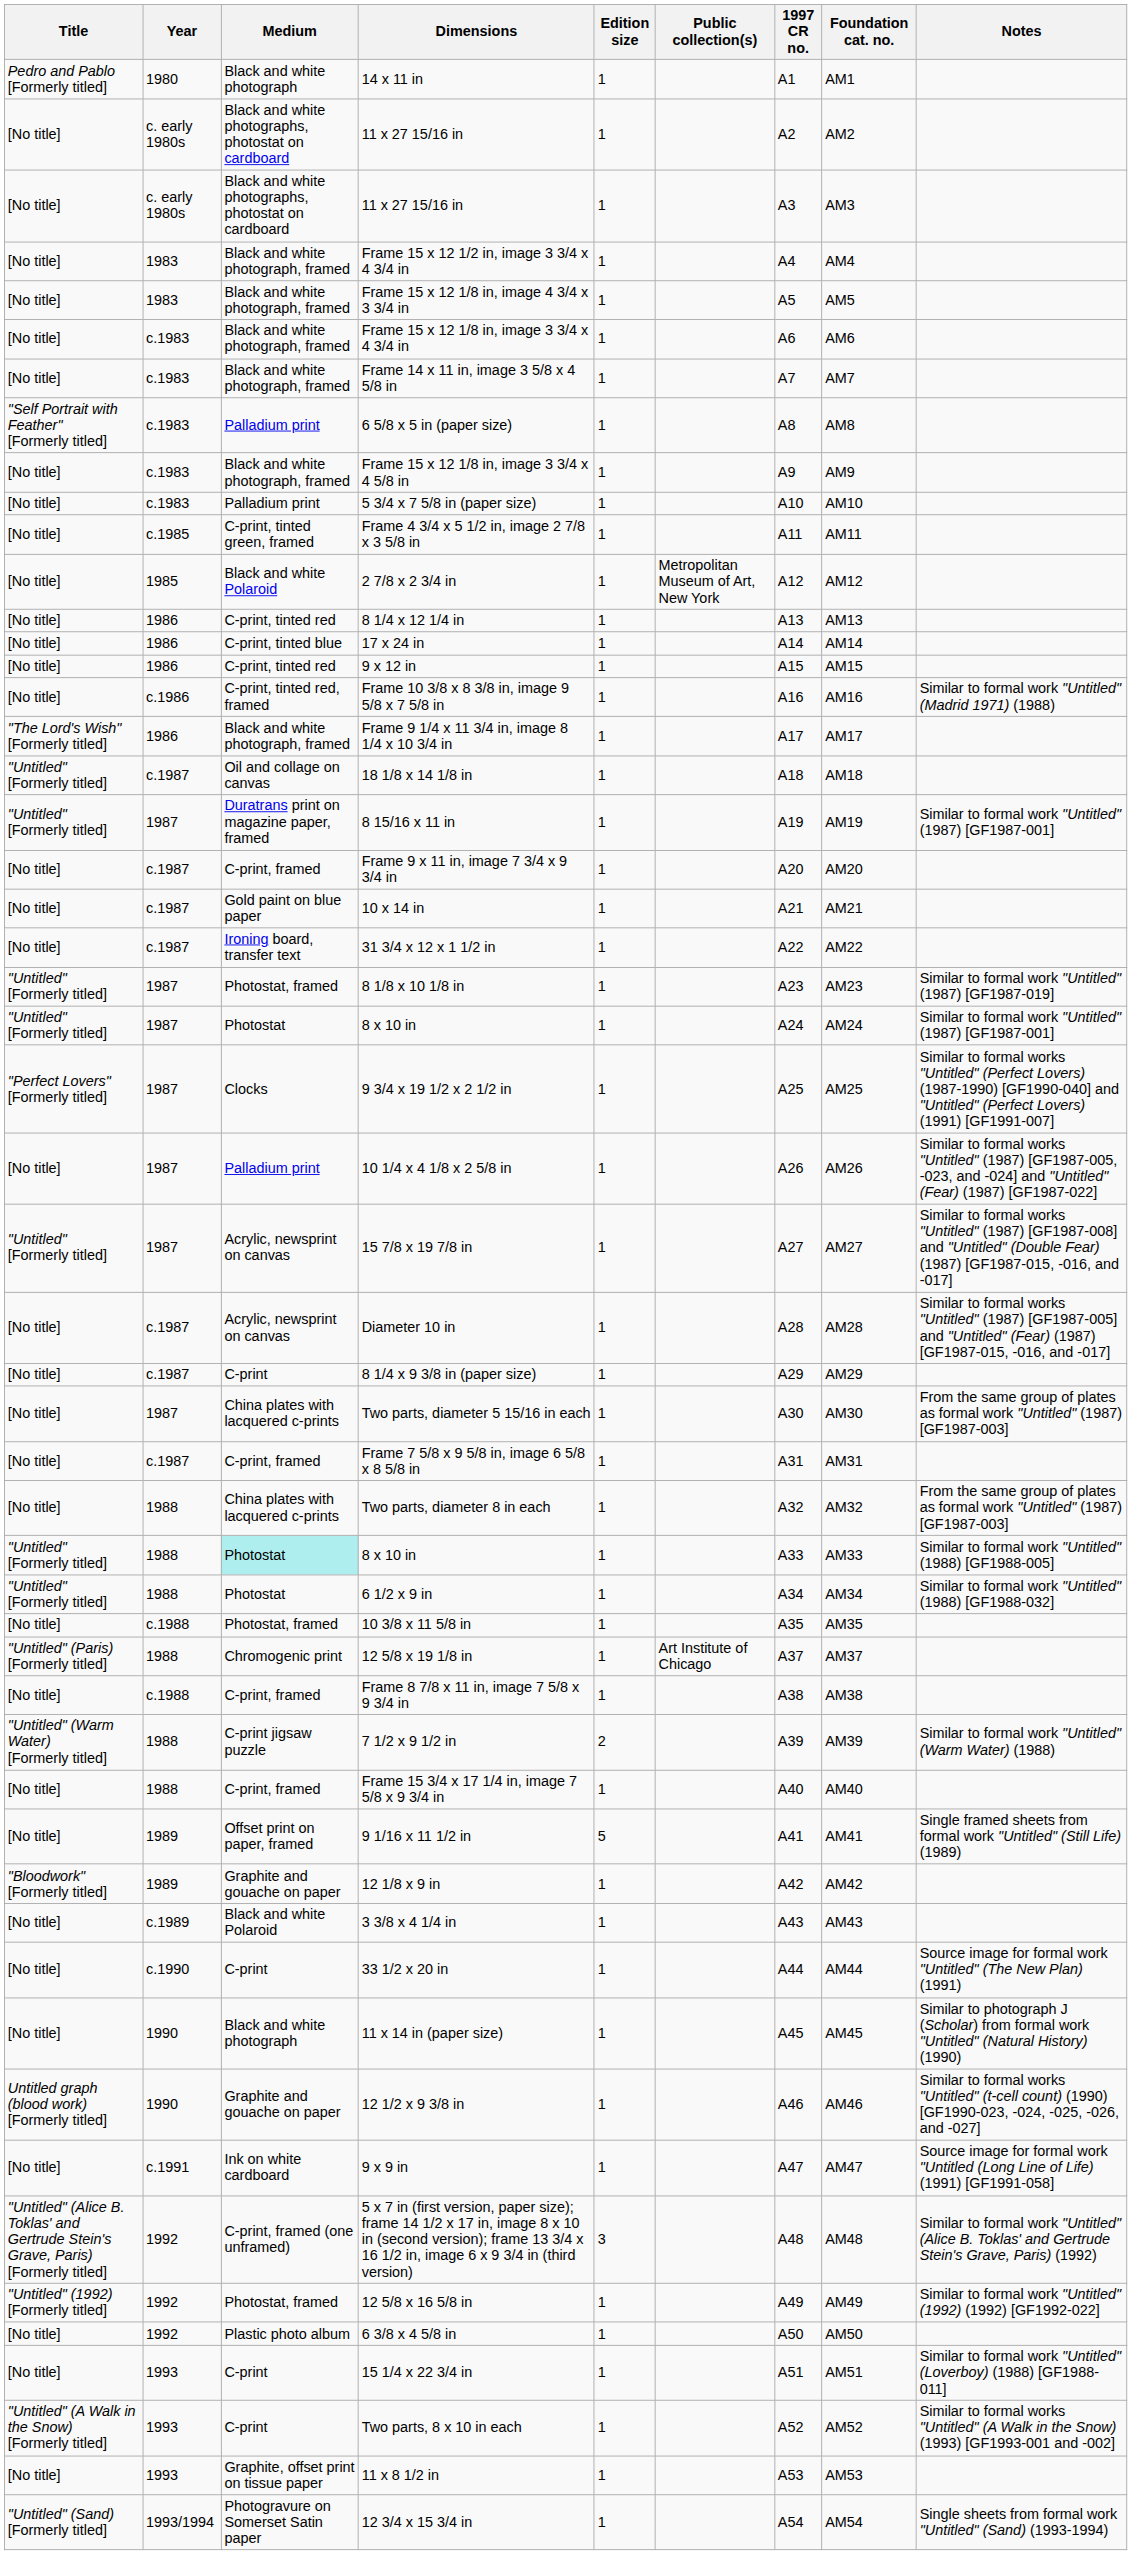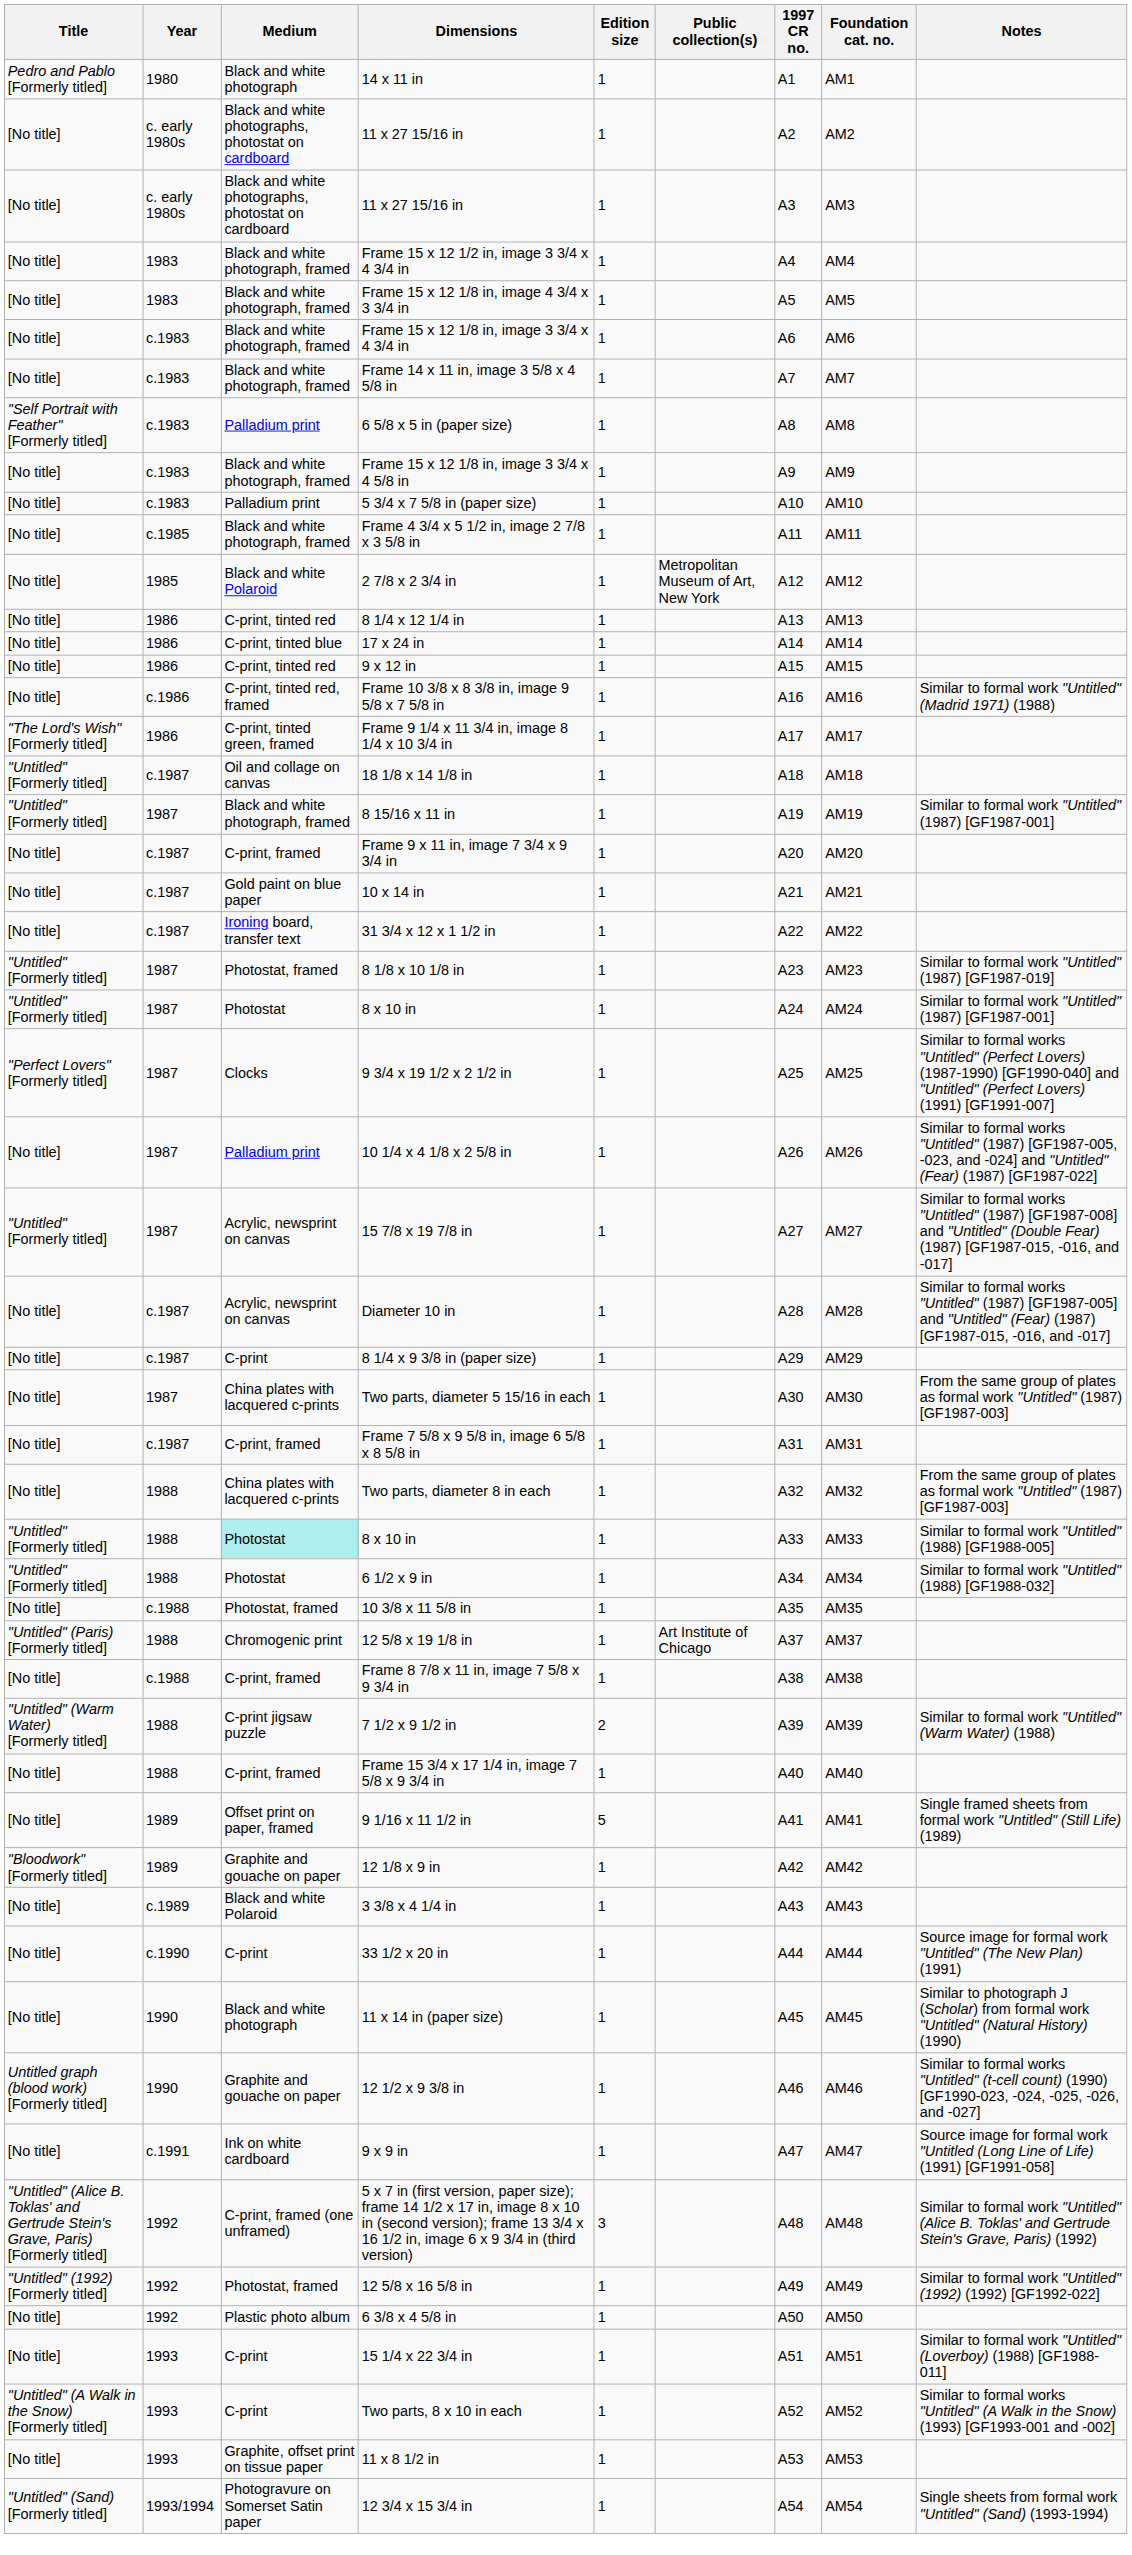(269, 534) C-print, tinted green, framed -> (287, 534) Black and white photograph, framed
(287, 736) Black and white photograph, framed -> (269, 736) C-print, tinted green, framed
(282, 822) Duratrans print on magazine paper, framed -> (287, 814) Black and white photograph, framed
